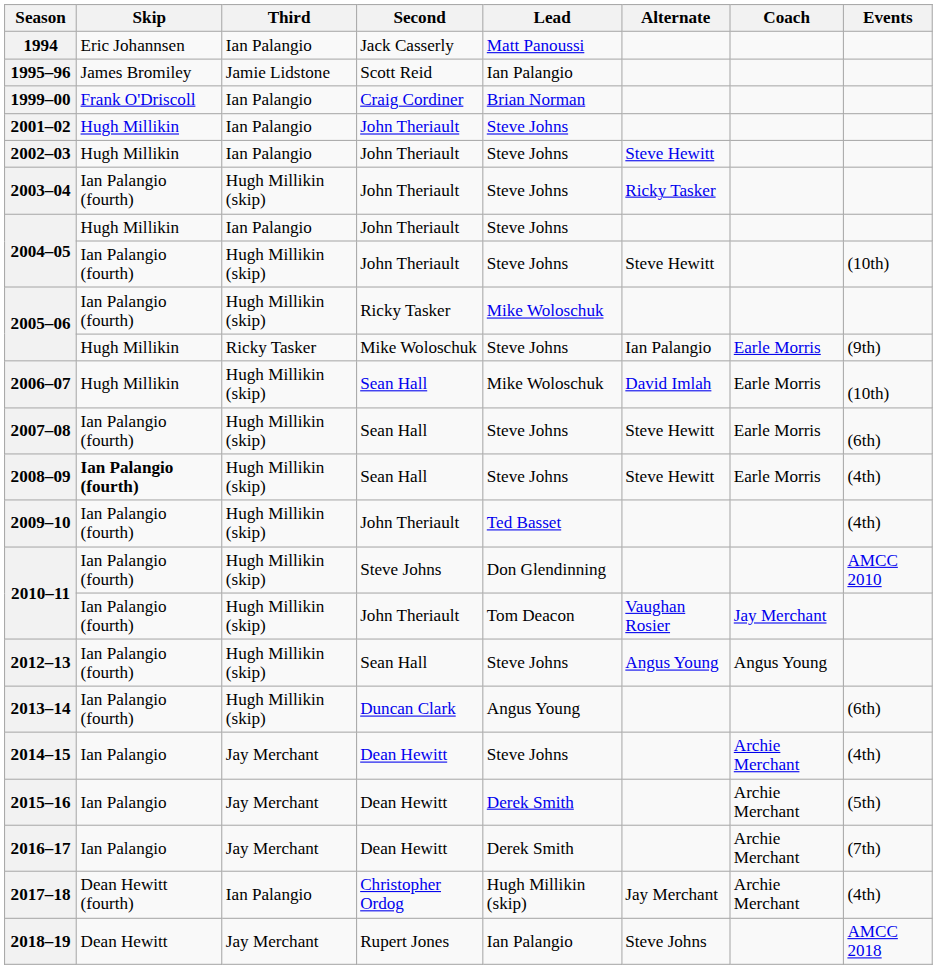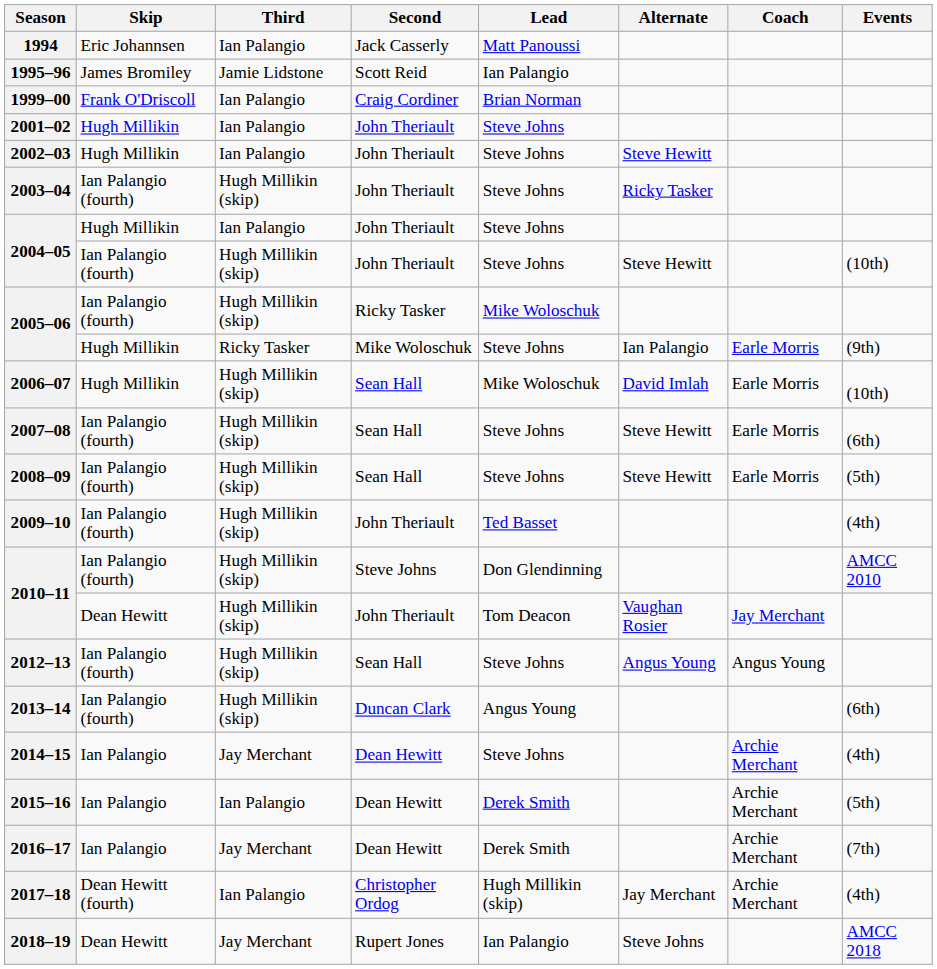(127, 476) bold -> (124, 476) normal
(864, 476) (4th) -> (863, 476) (5th)
(124, 616) Ian Palangio (fourth) -> (124, 616) Dean Hewitt
(272, 801) Jay Merchant -> (262, 801) Ian Palangio
